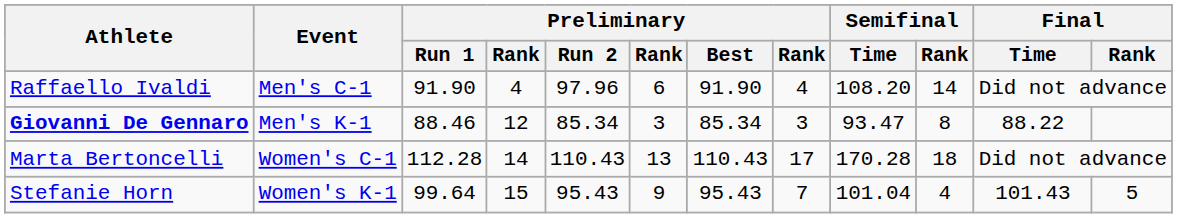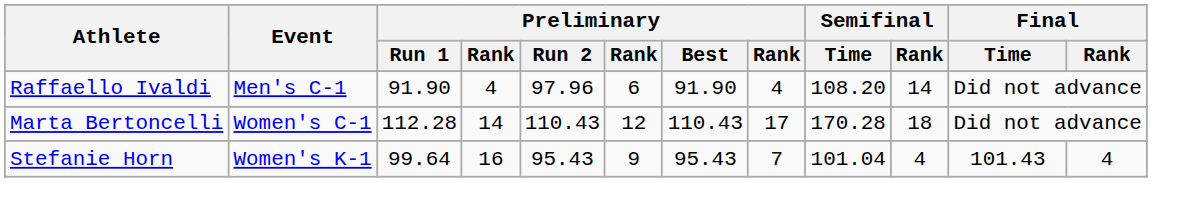- row: (129, 124)
(659, 159) 13 -> (634, 124) 12
(516, 194) 15 -> (491, 159) 16
(1132, 194) 5 -> (1107, 159) 4
